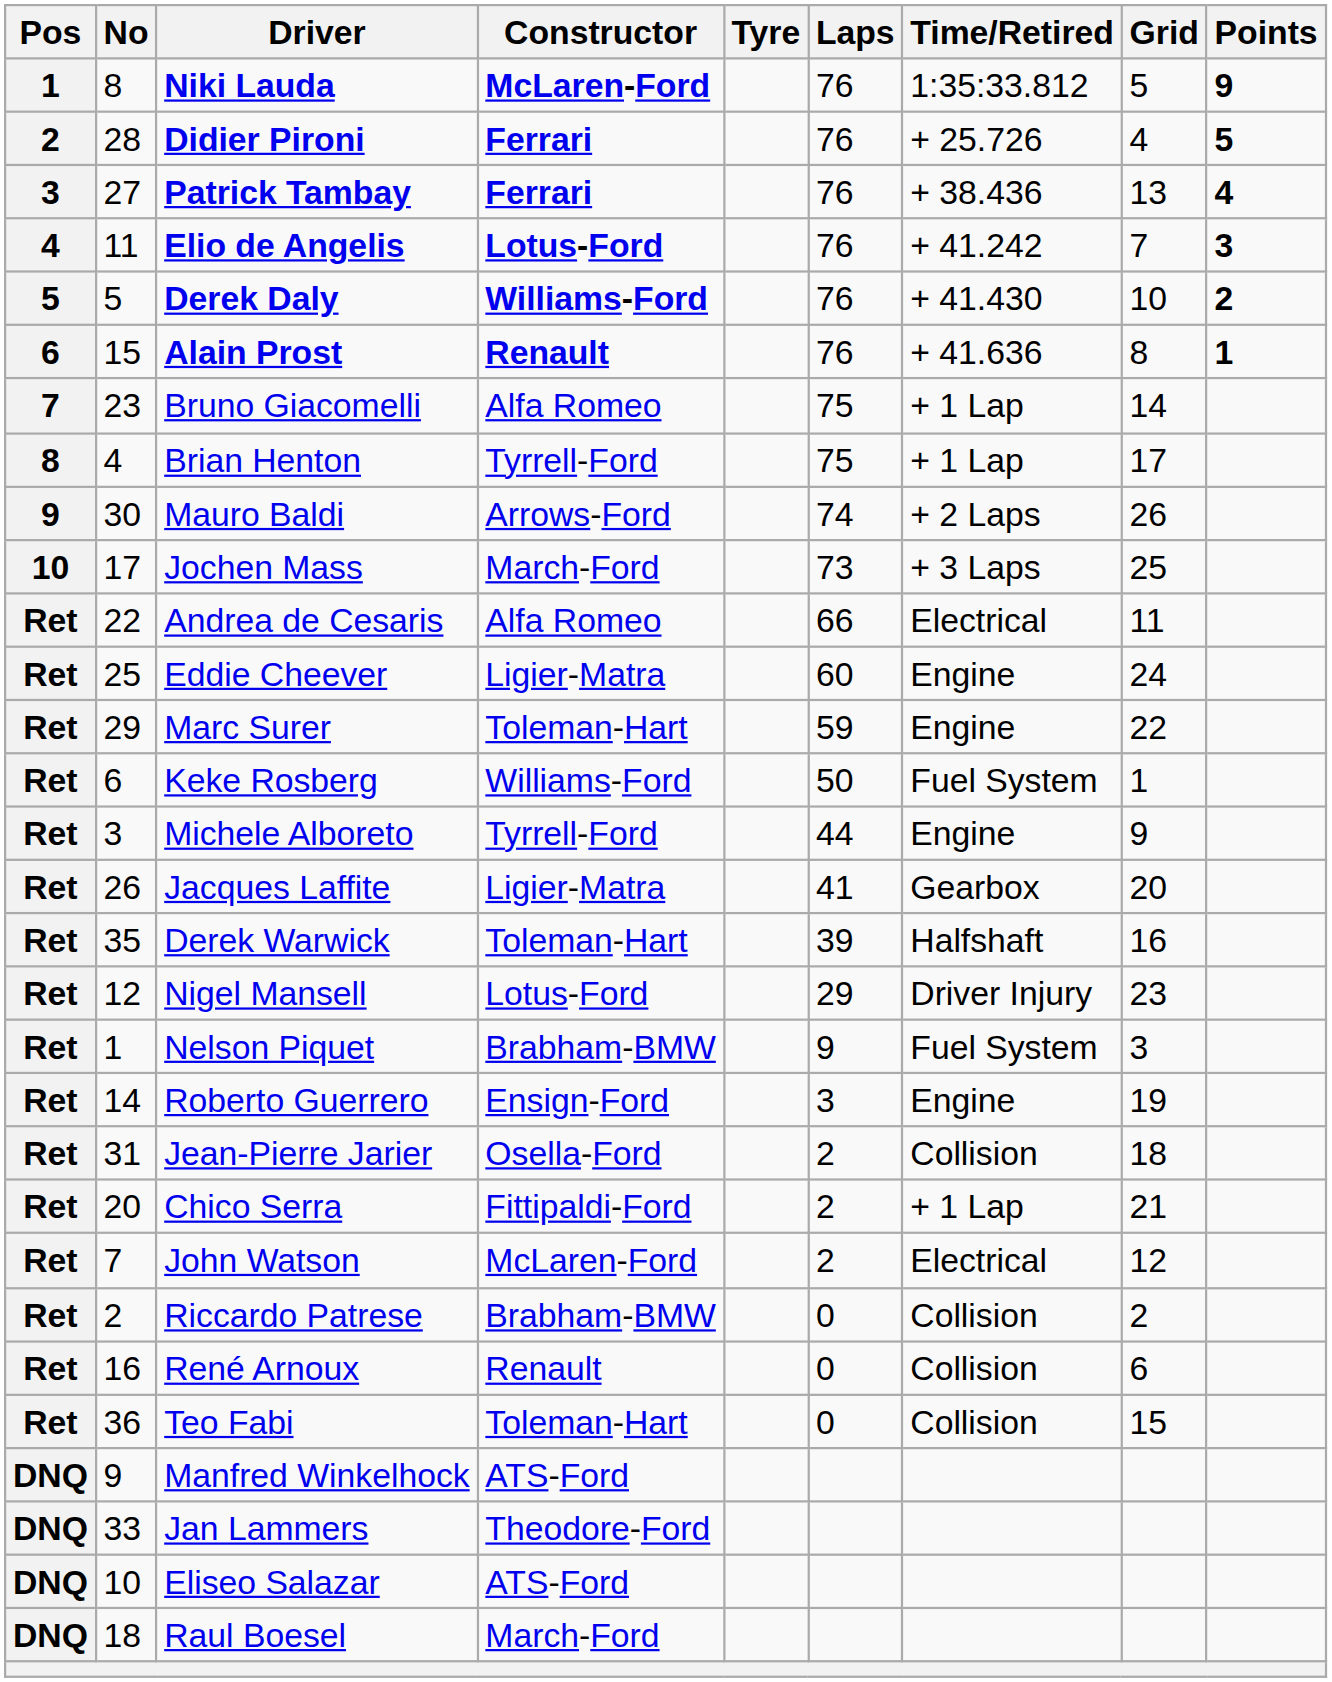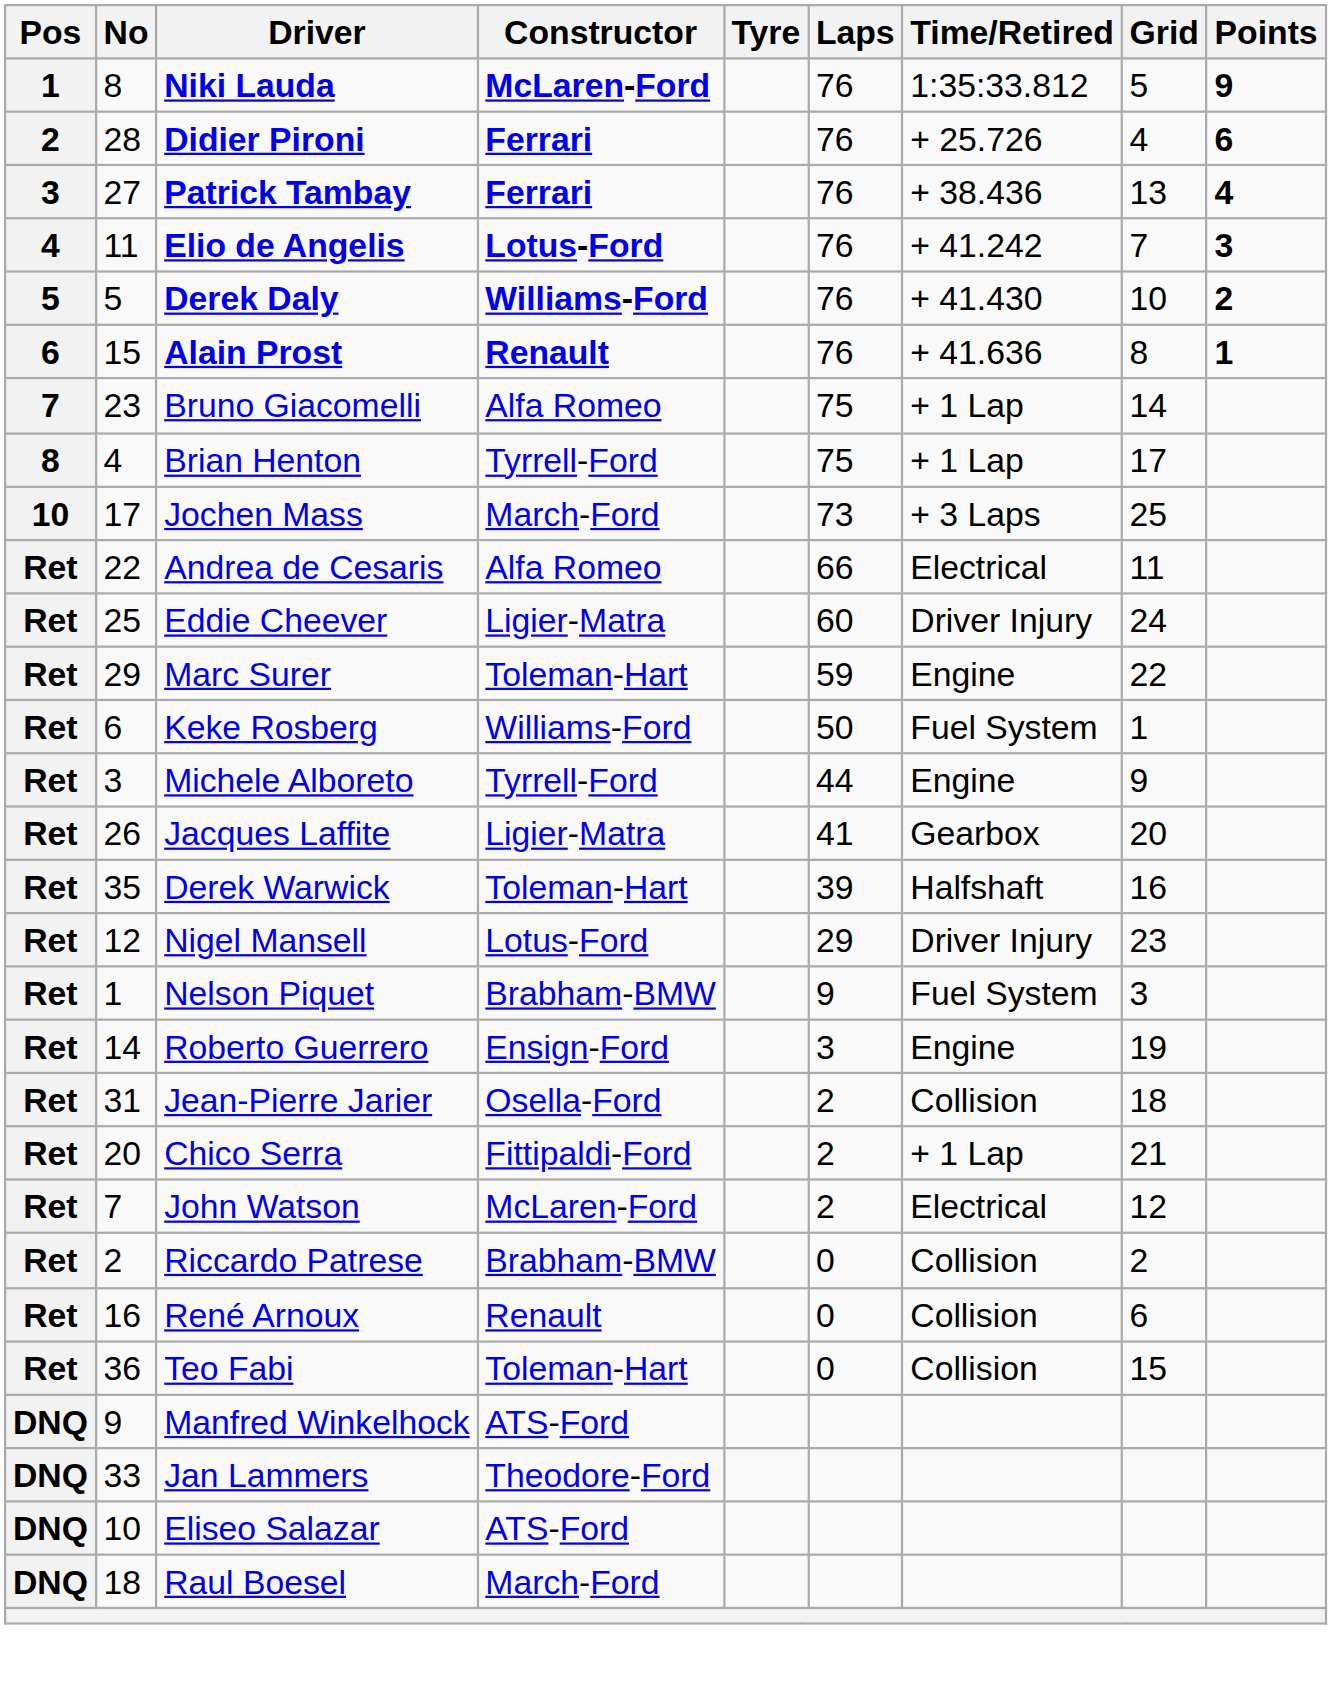(1224, 139) 5 -> (1224, 139) 6
- row: (254, 513)
(963, 673) Engine -> (1001, 620) Driver Injury
